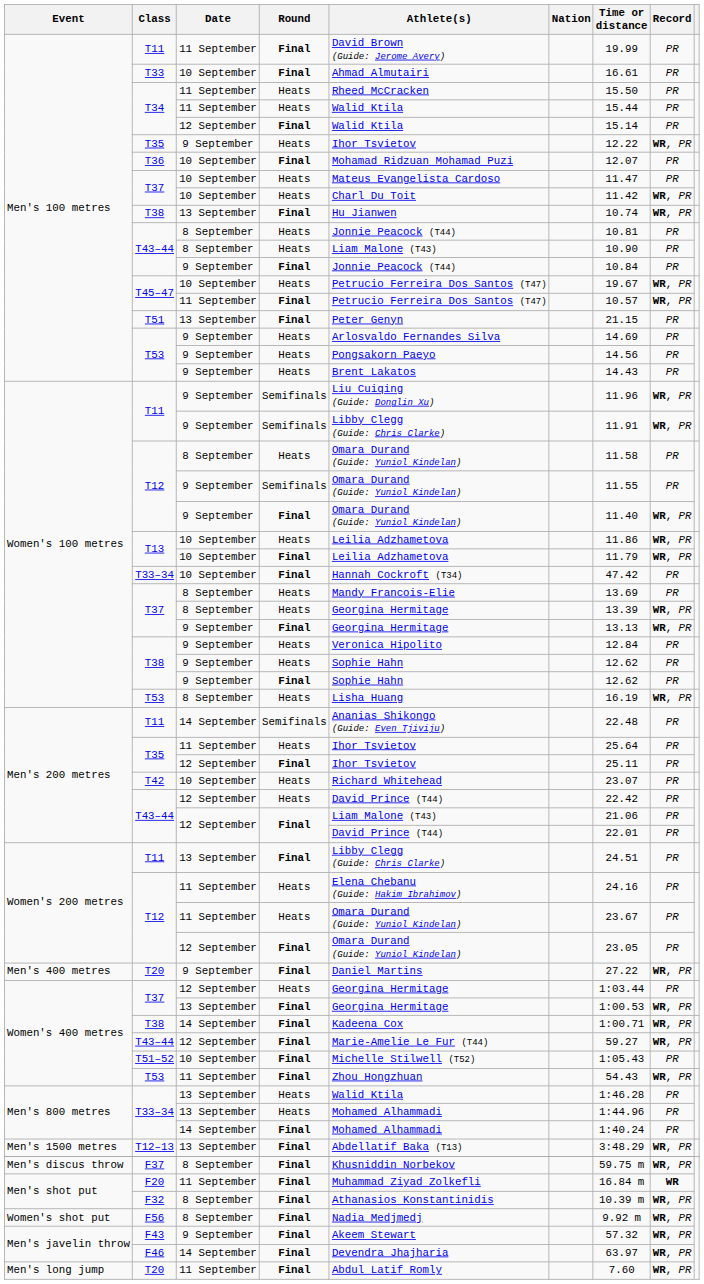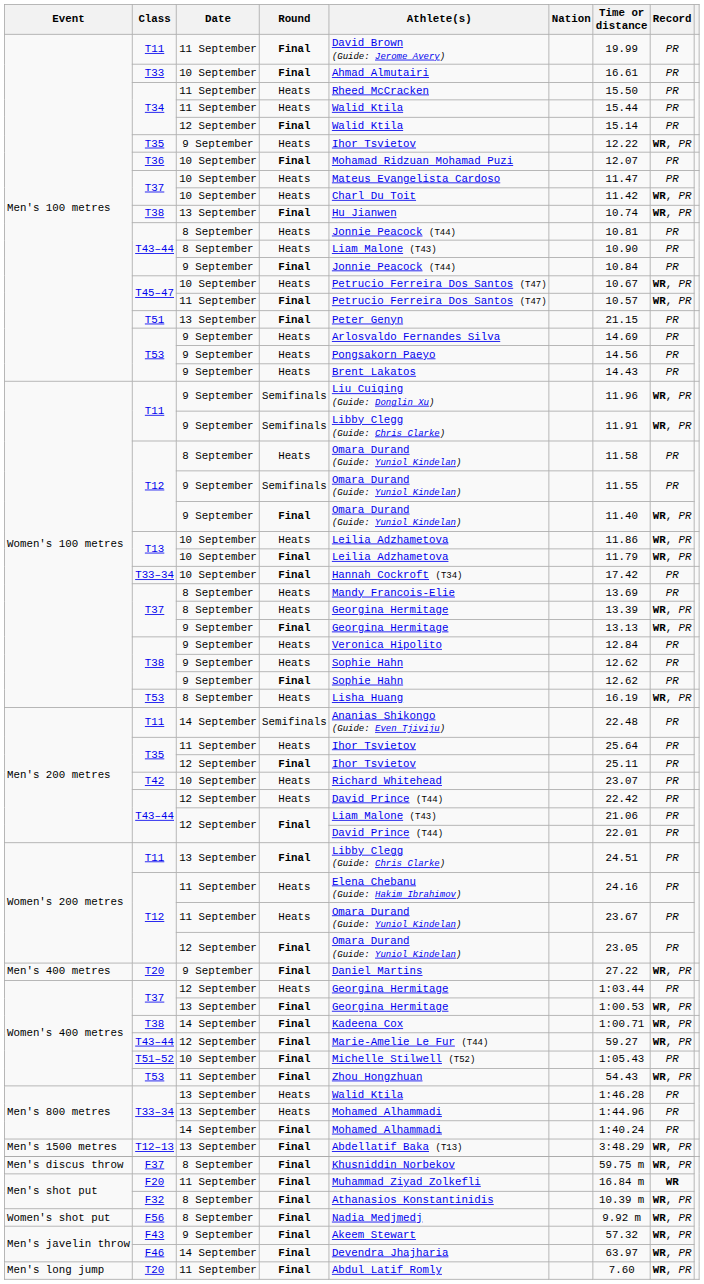(622, 284) 19.67 -> (622, 284) 10.67
(622, 575) 47.42 -> (622, 575) 17.42
